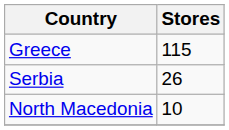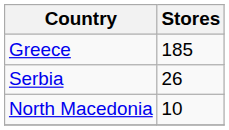(176, 49) 115 -> (177, 49) 185
